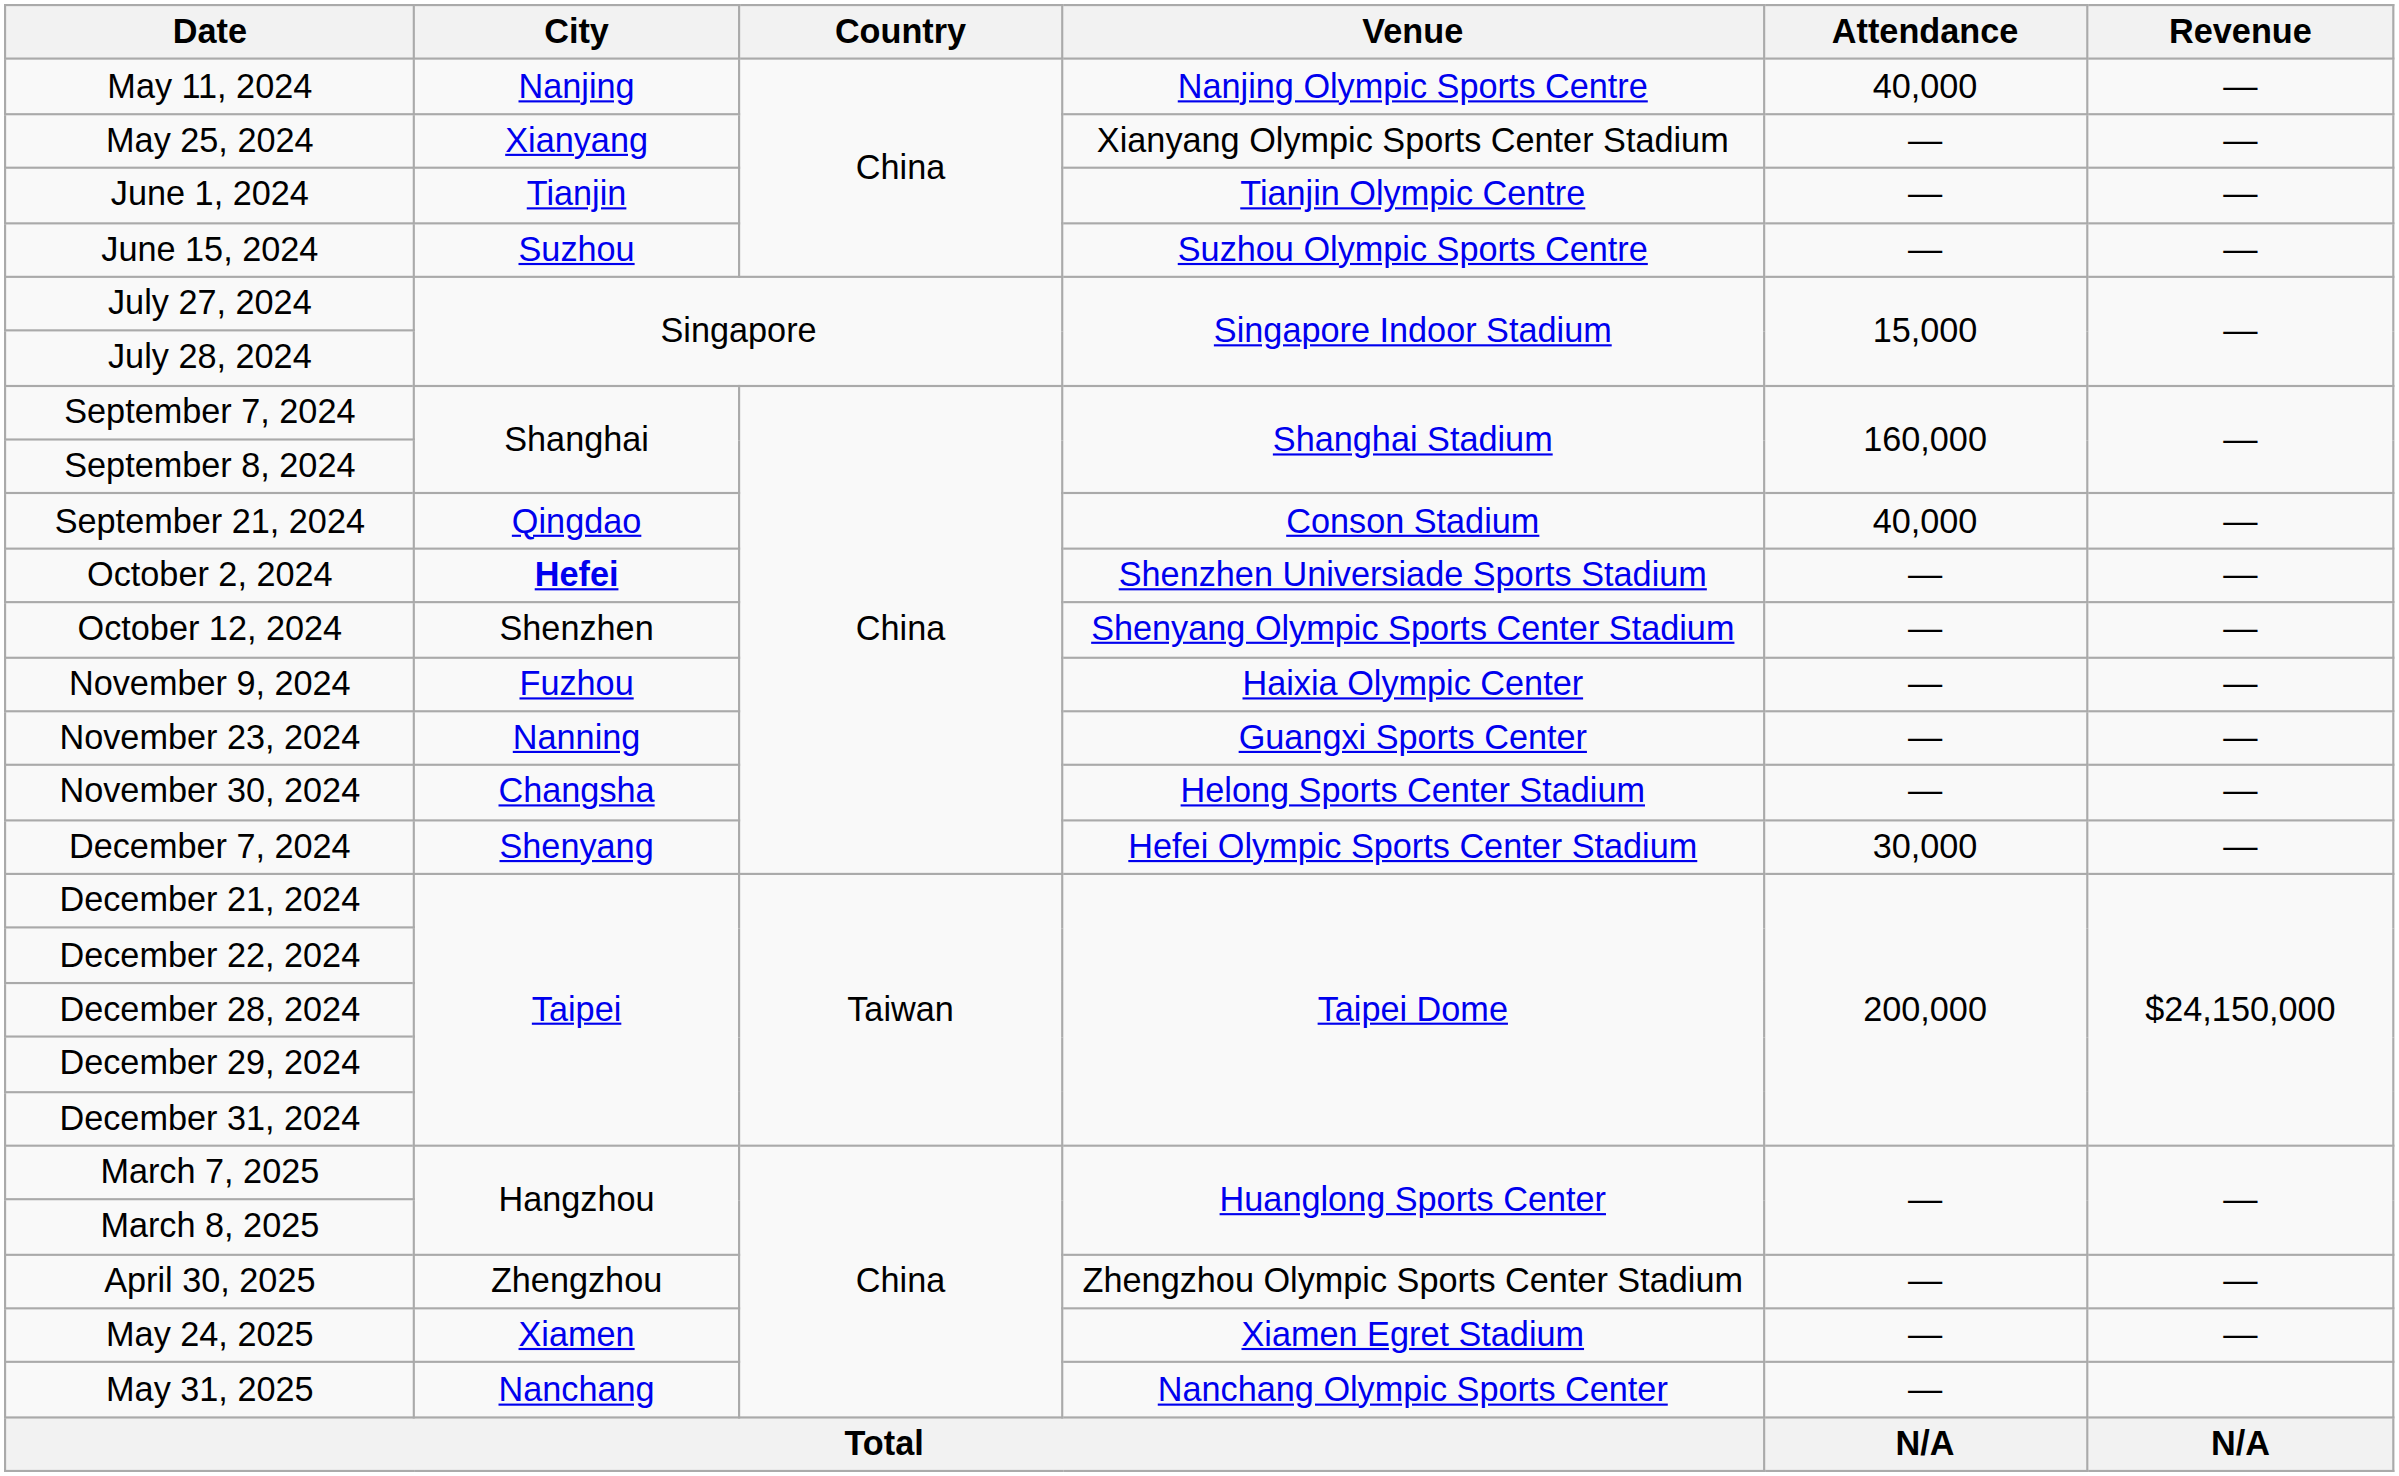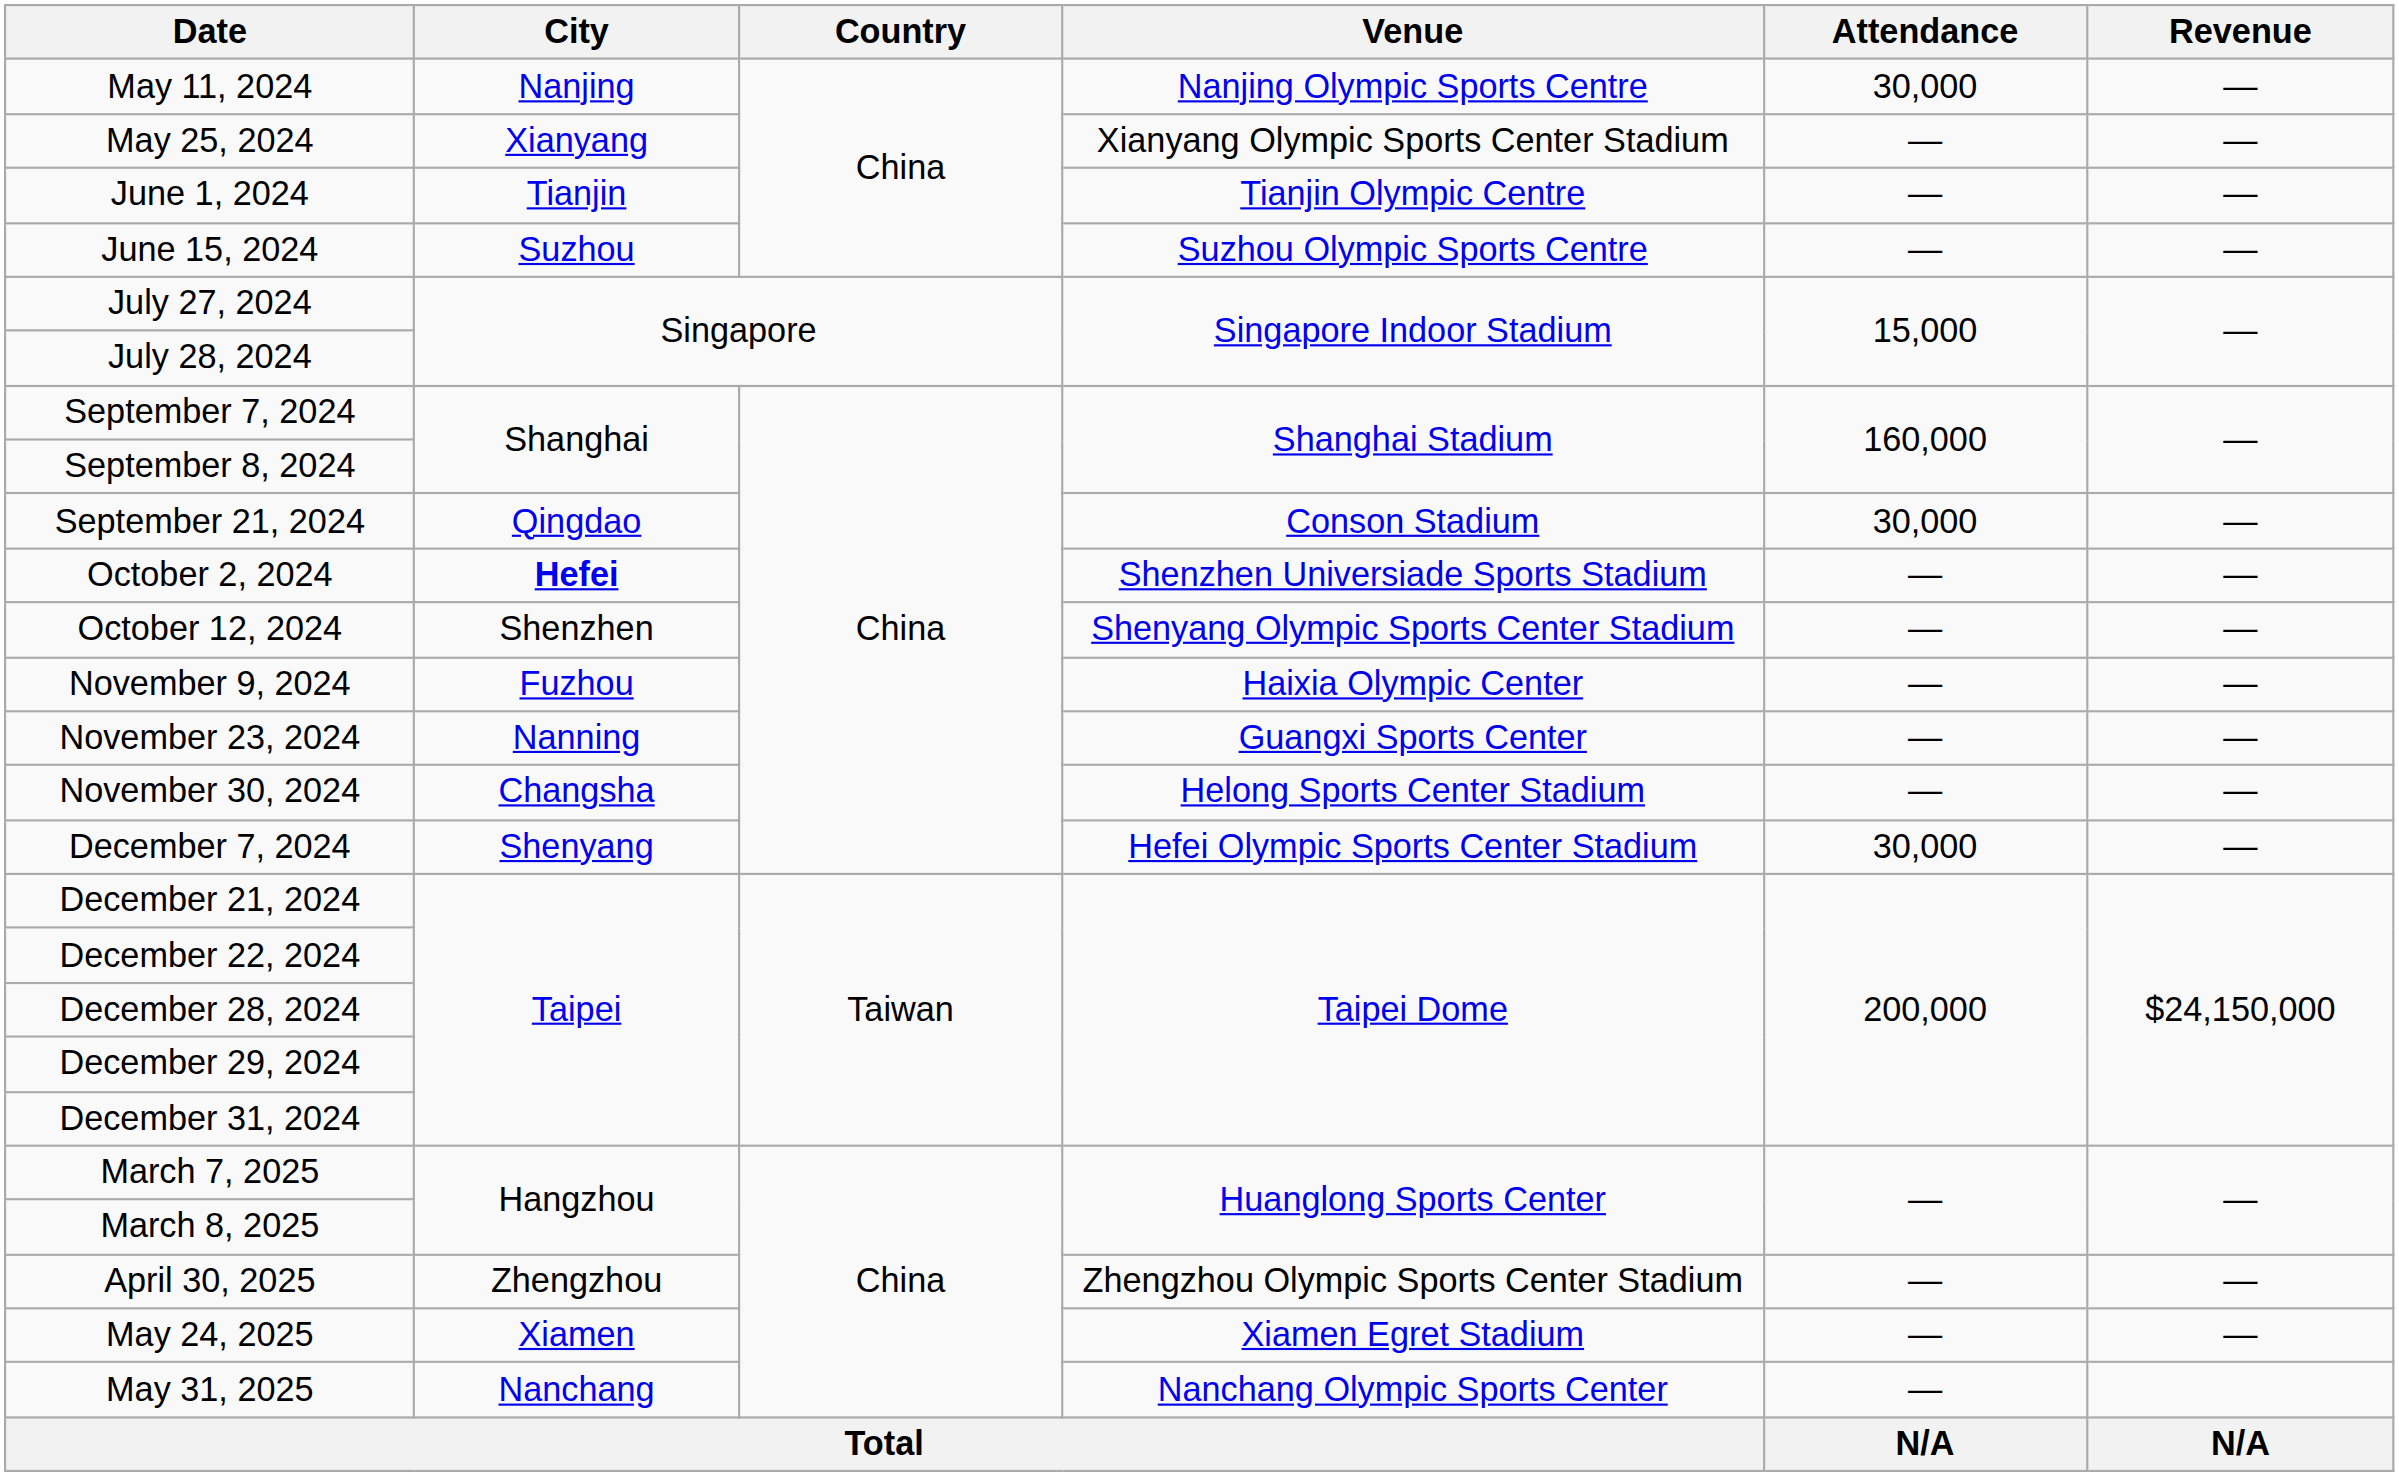(1925, 85) 40,000 -> (1925, 85) 30,000
(1925, 520) 40,000 -> (1925, 520) 30,000
